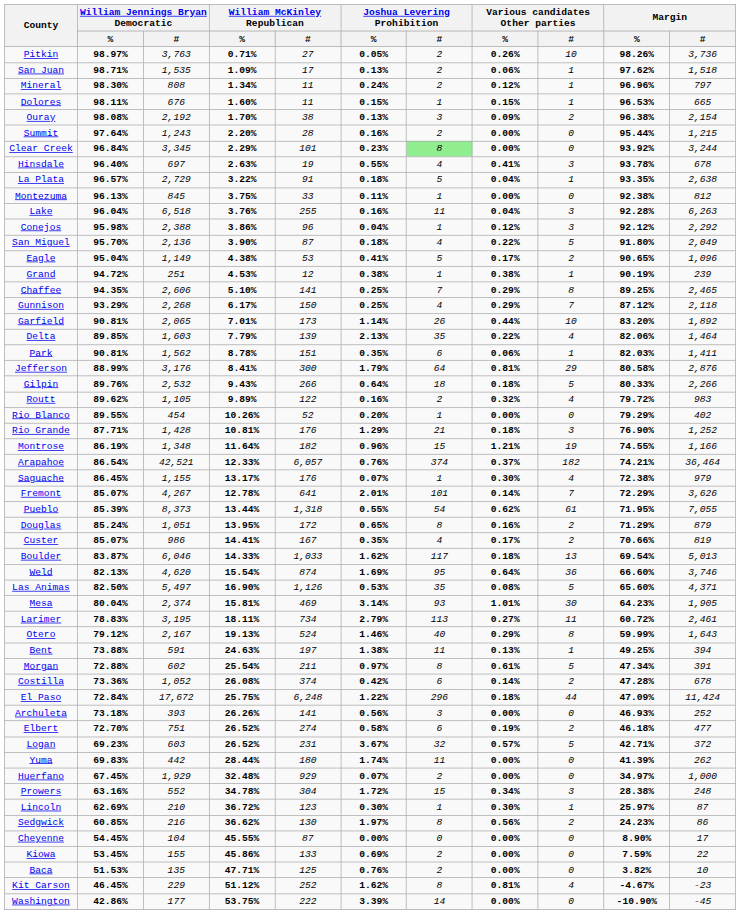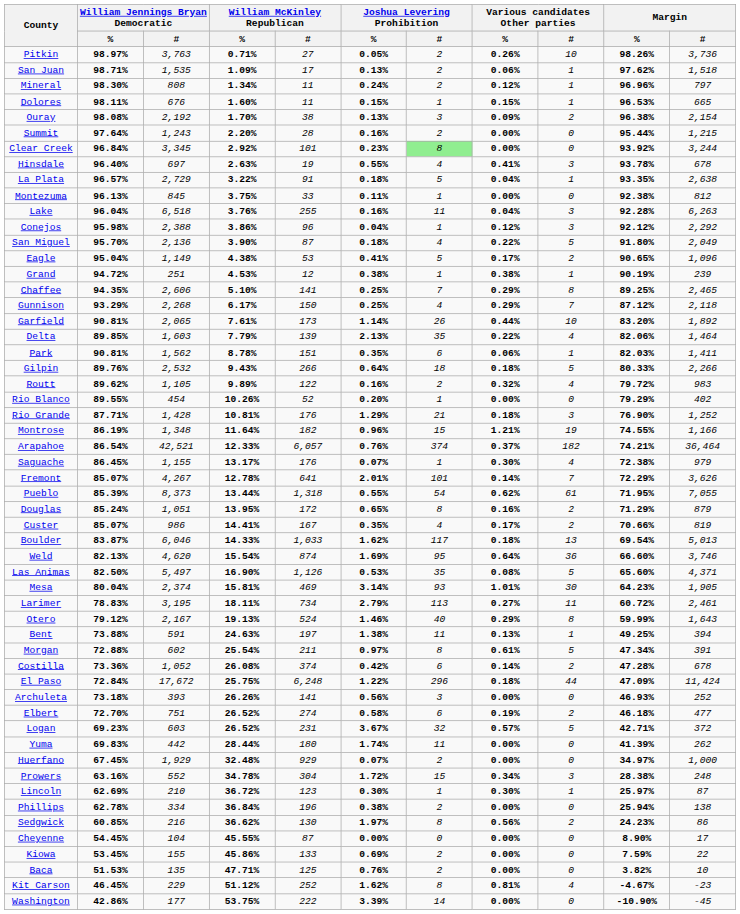(242, 149) 2.29% -> (242, 149) 2.92%
(242, 321) 7.01% -> (242, 321) 7.61%
- row: (41, 368)
+ row: (41, 807)
